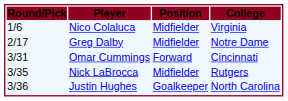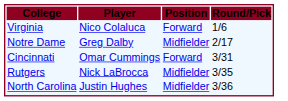columns swapped: (37, 13) <-> (245, 13)
(176, 28) Midfielder -> (182, 28) Forward
(180, 87) Goalkeeper -> (186, 87) Midfielder
